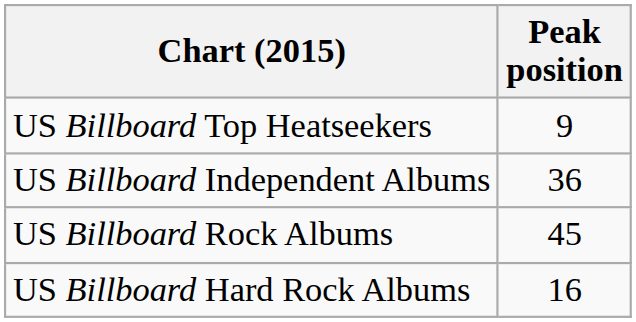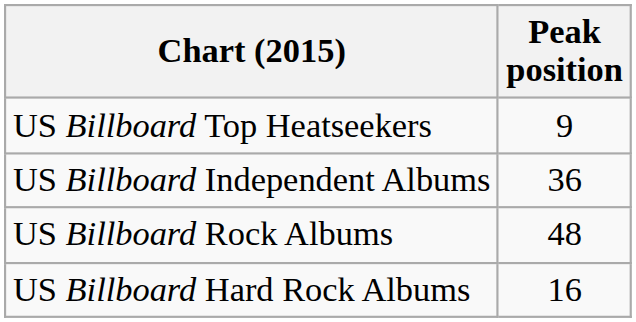(565, 234) 45 -> (565, 234) 48
